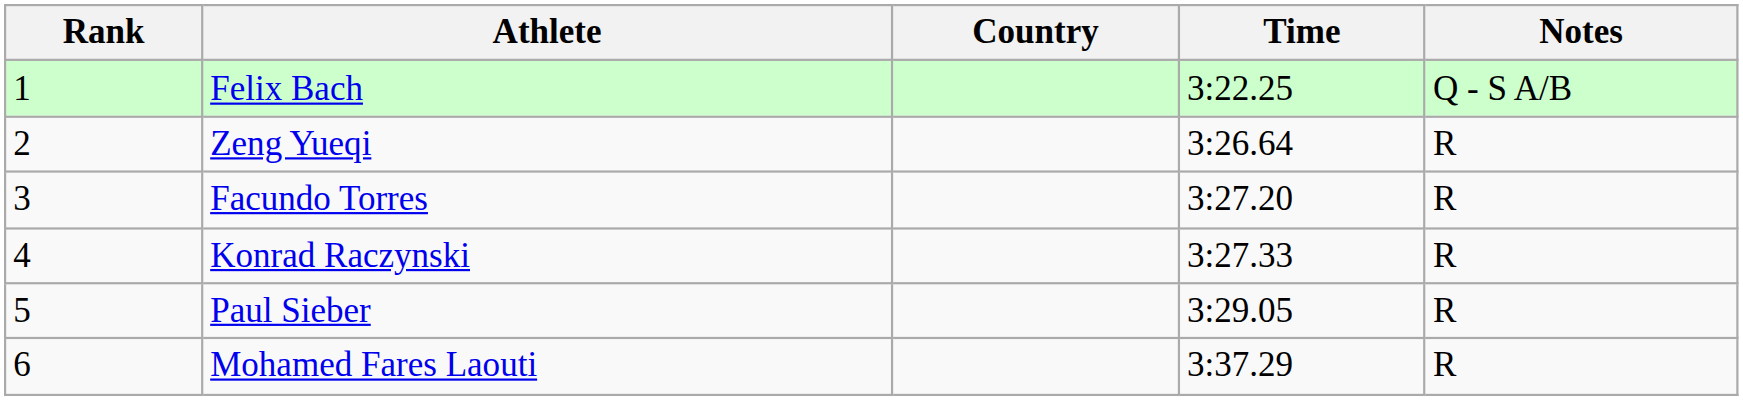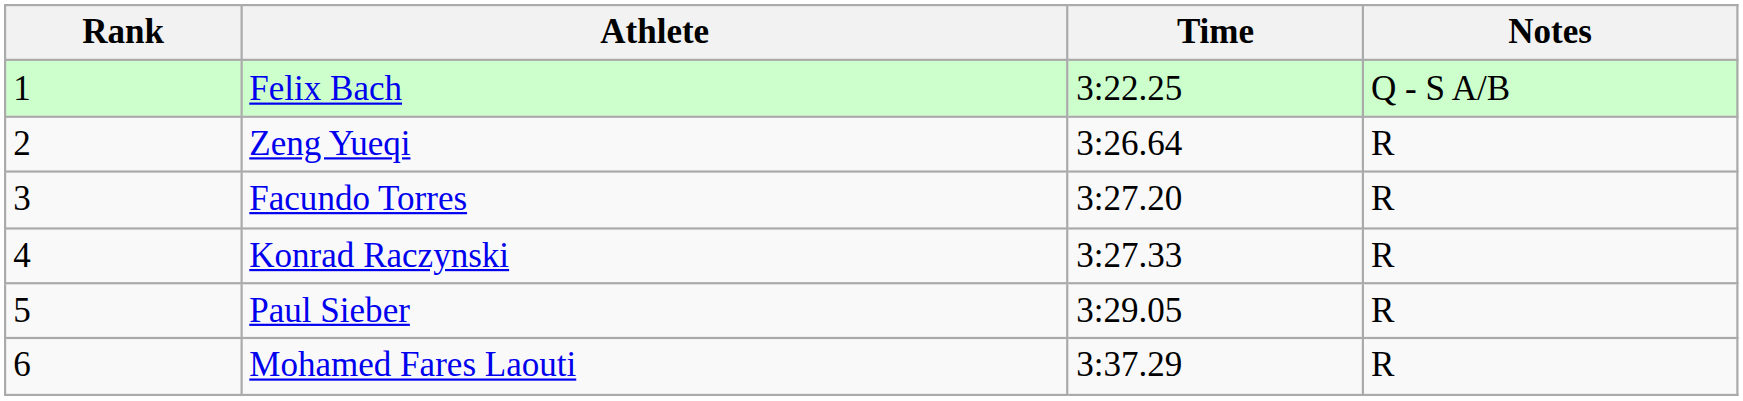- column: (1035, 32)
